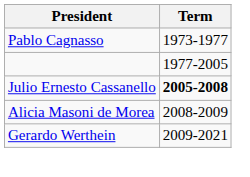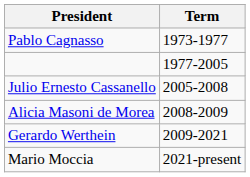(195, 87) bold -> (195, 87) normal
+ row: (51, 159)
